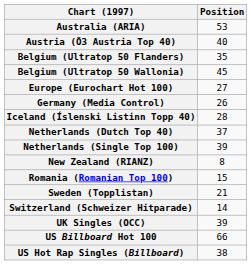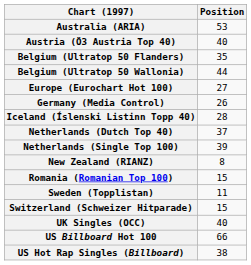(222, 72) 45 -> (222, 72) 44
(222, 192) 21 -> (222, 192) 11
(222, 207) 14 -> (222, 207) 15
(222, 222) 39 -> (222, 222) 40
